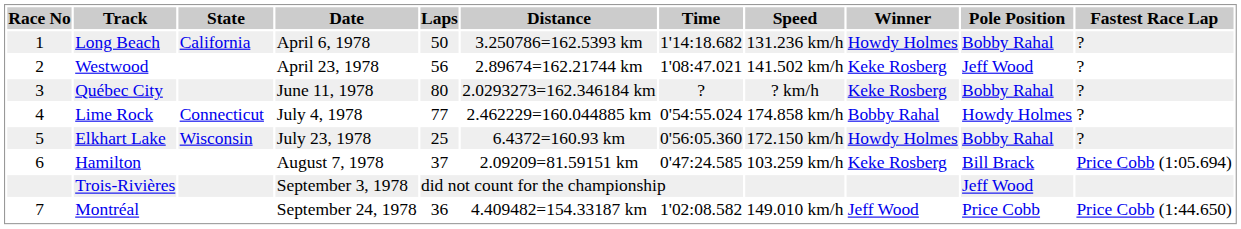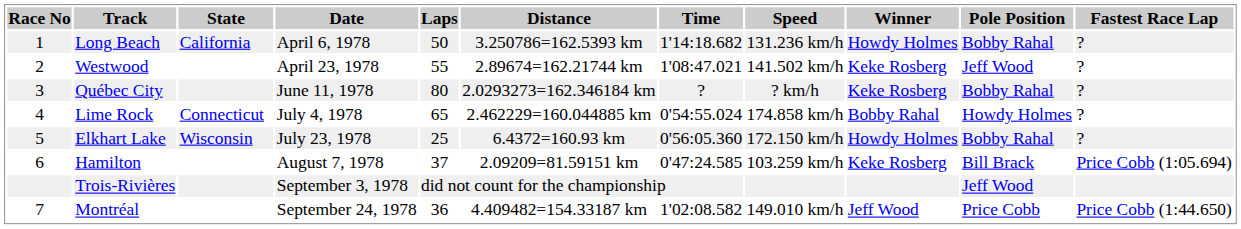(439, 66) 56 -> (439, 66) 55
(439, 114) 77 -> (439, 114) 65
